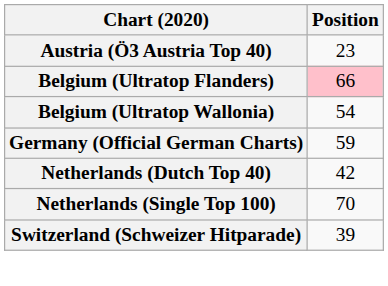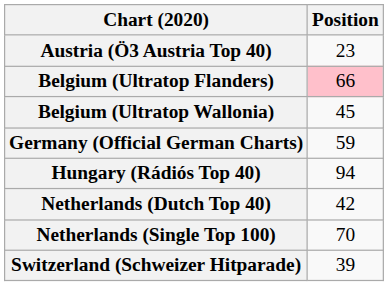(345, 111) 54 -> (345, 111) 45
+ row: (156, 173)
